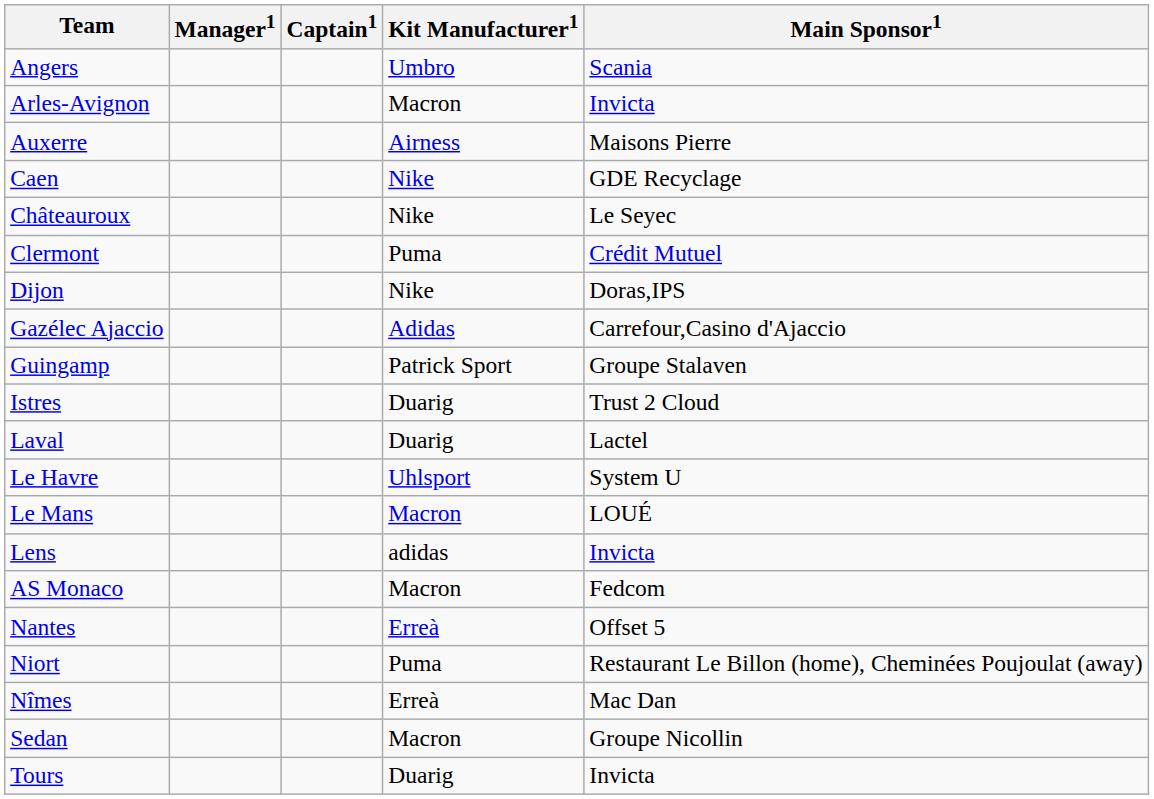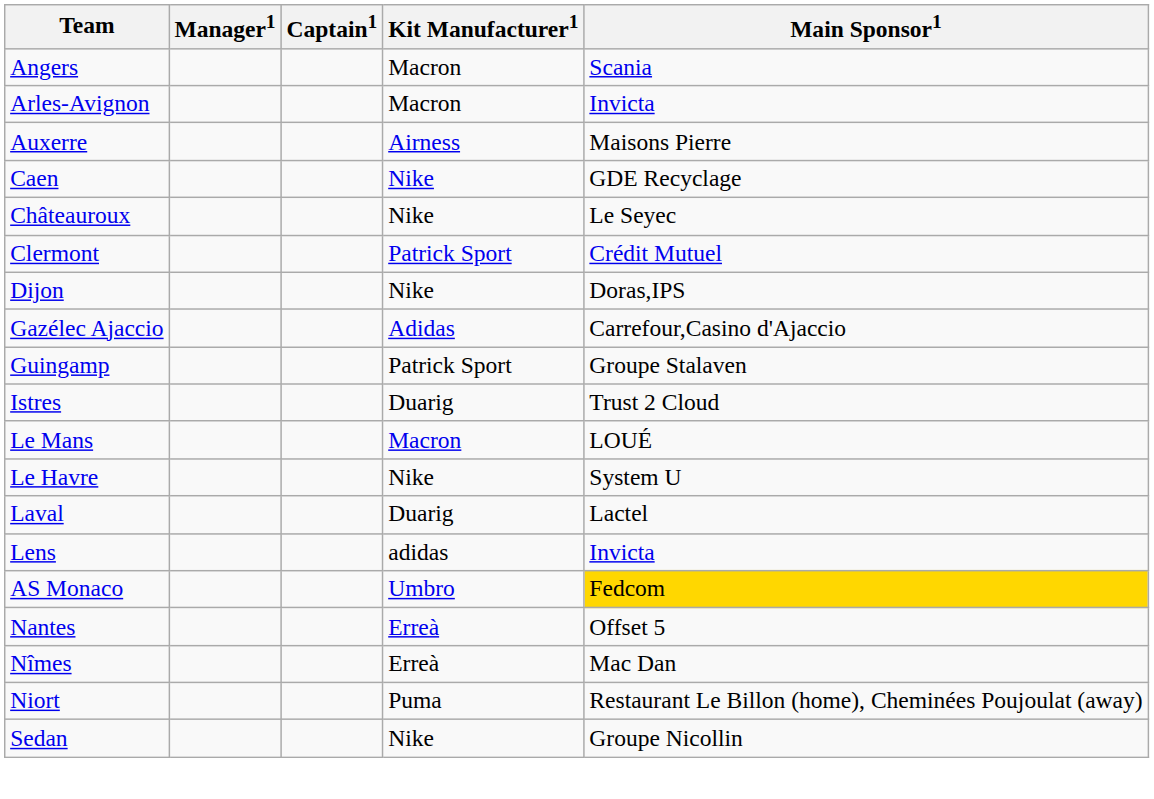(422, 66) Umbro -> (425, 66) Macron
(415, 253) Puma -> (450, 253) Patrick Sport
rows swapped: (37, 439) <-> (52, 514)
(429, 477) Uhlsport -> (411, 477) Nike
(425, 589) Macron -> (422, 589) Umbro
(627, 589) no background -> (627, 589) gold background
rows swapped: (41, 700) <-> (35, 663)
(425, 738) Macron -> (411, 738) Nike
- row: (37, 775)
